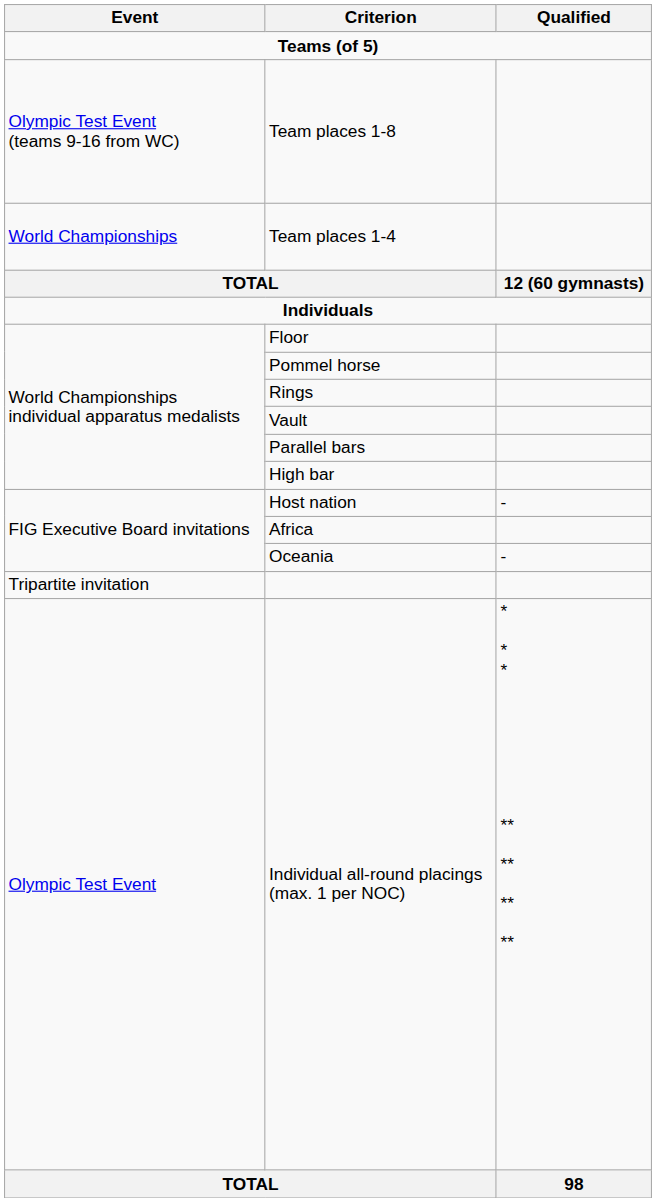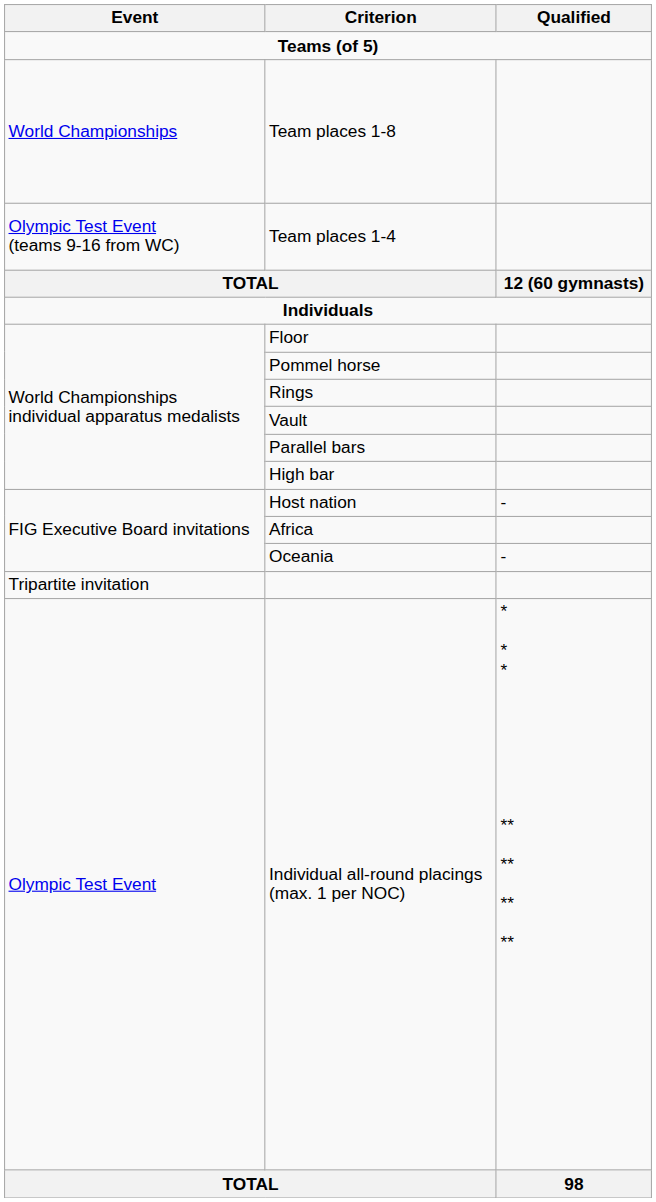(94, 131) Olympic Test Event (teams 9-16 from WC) -> (93, 131) World Championships
(93, 236) World Championships -> (94, 236) Olympic Test Event (teams 9-16 from WC)
